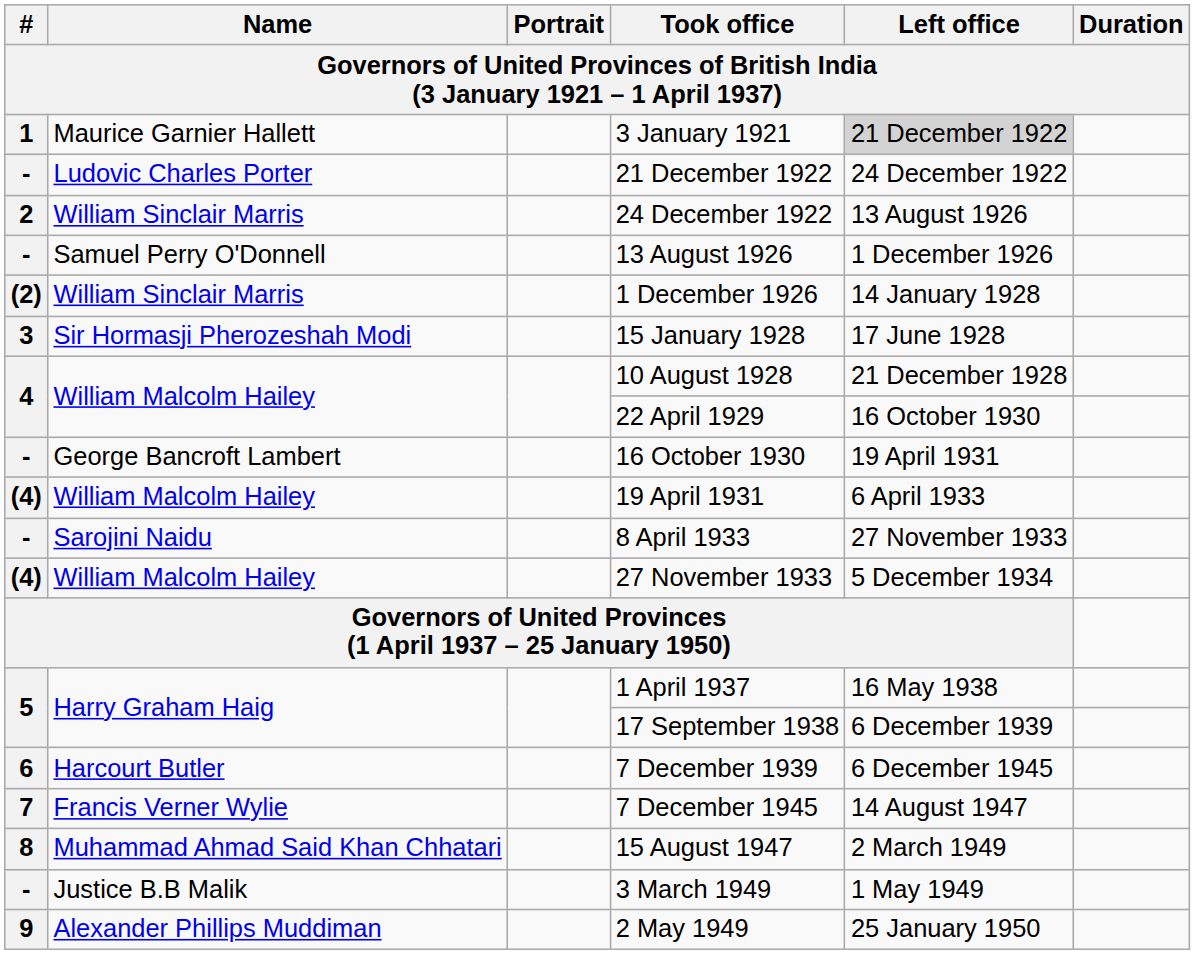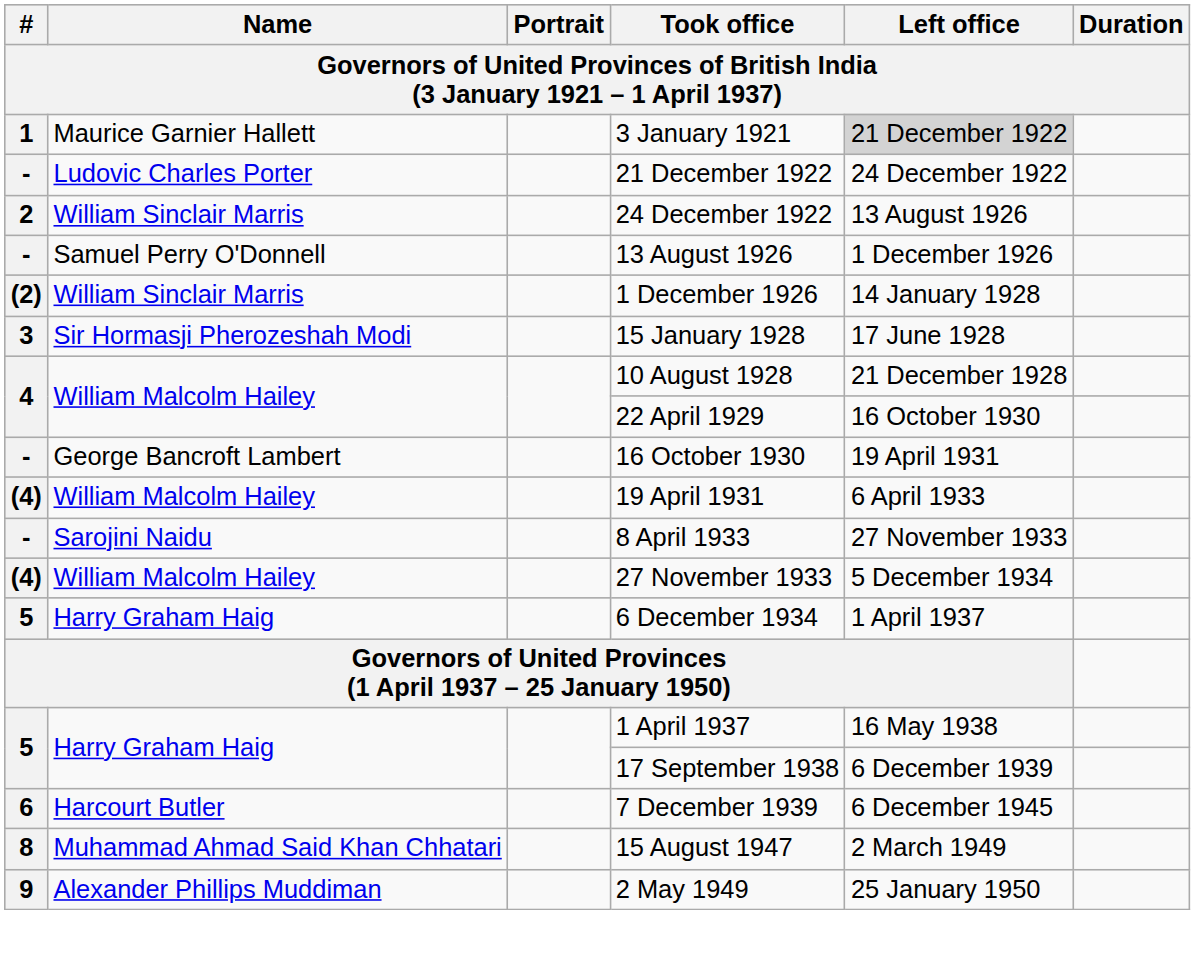+ row: (717, 618)
- row: (717, 808)
- row: (693, 888)
